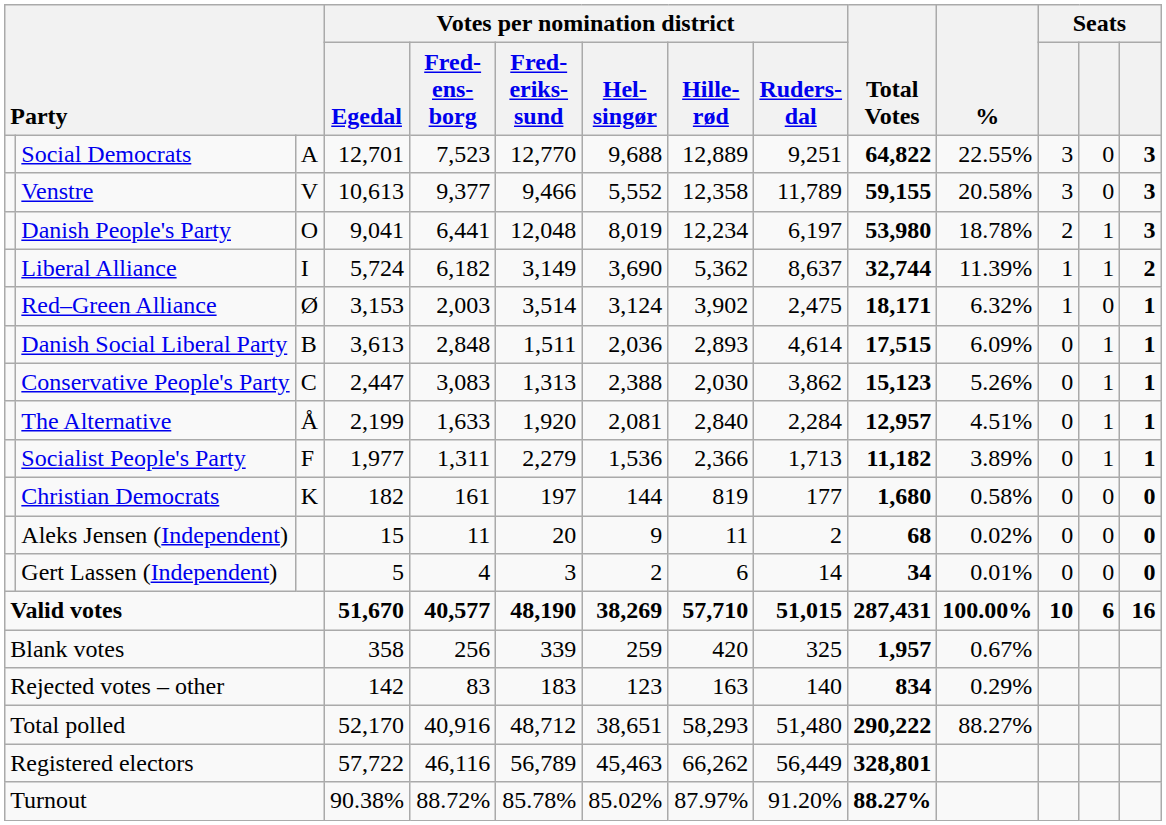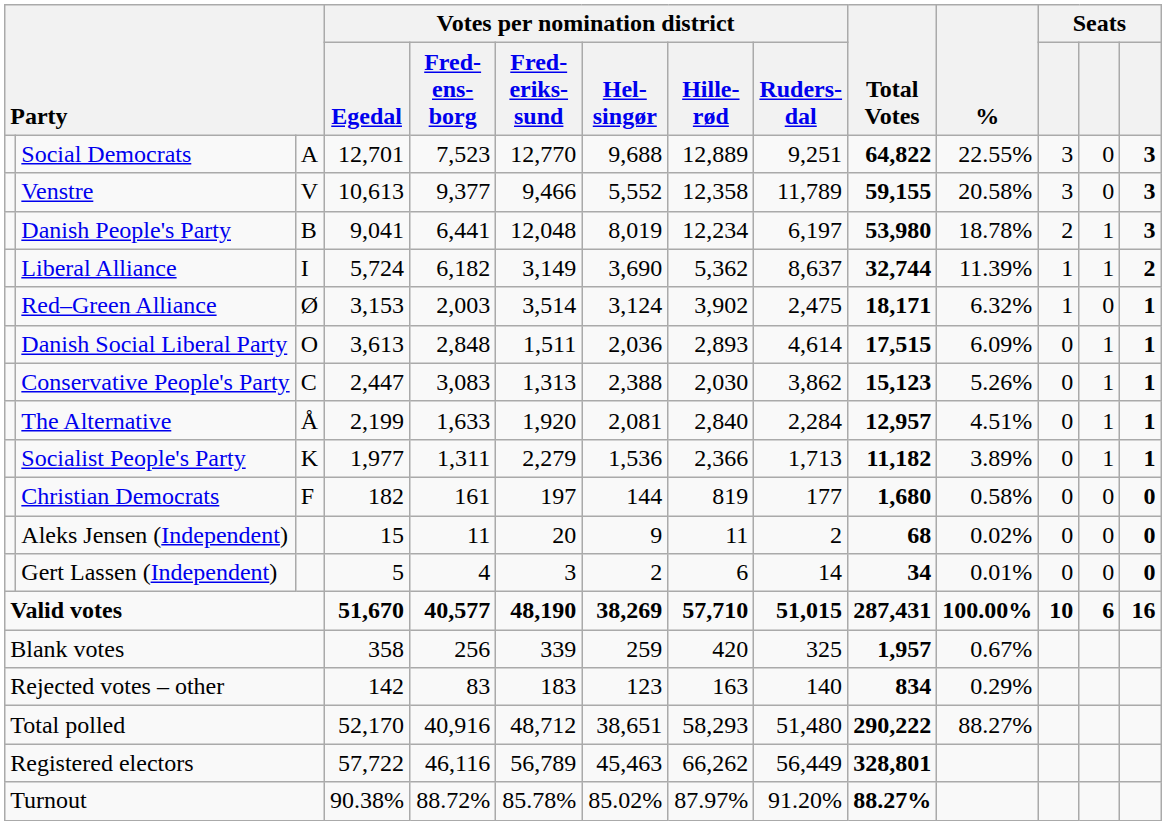(309, 229) O -> (309, 229) B
(309, 343) B -> (309, 343) O
(307, 458) F -> (309, 458) K
(309, 496) K -> (307, 496) F
